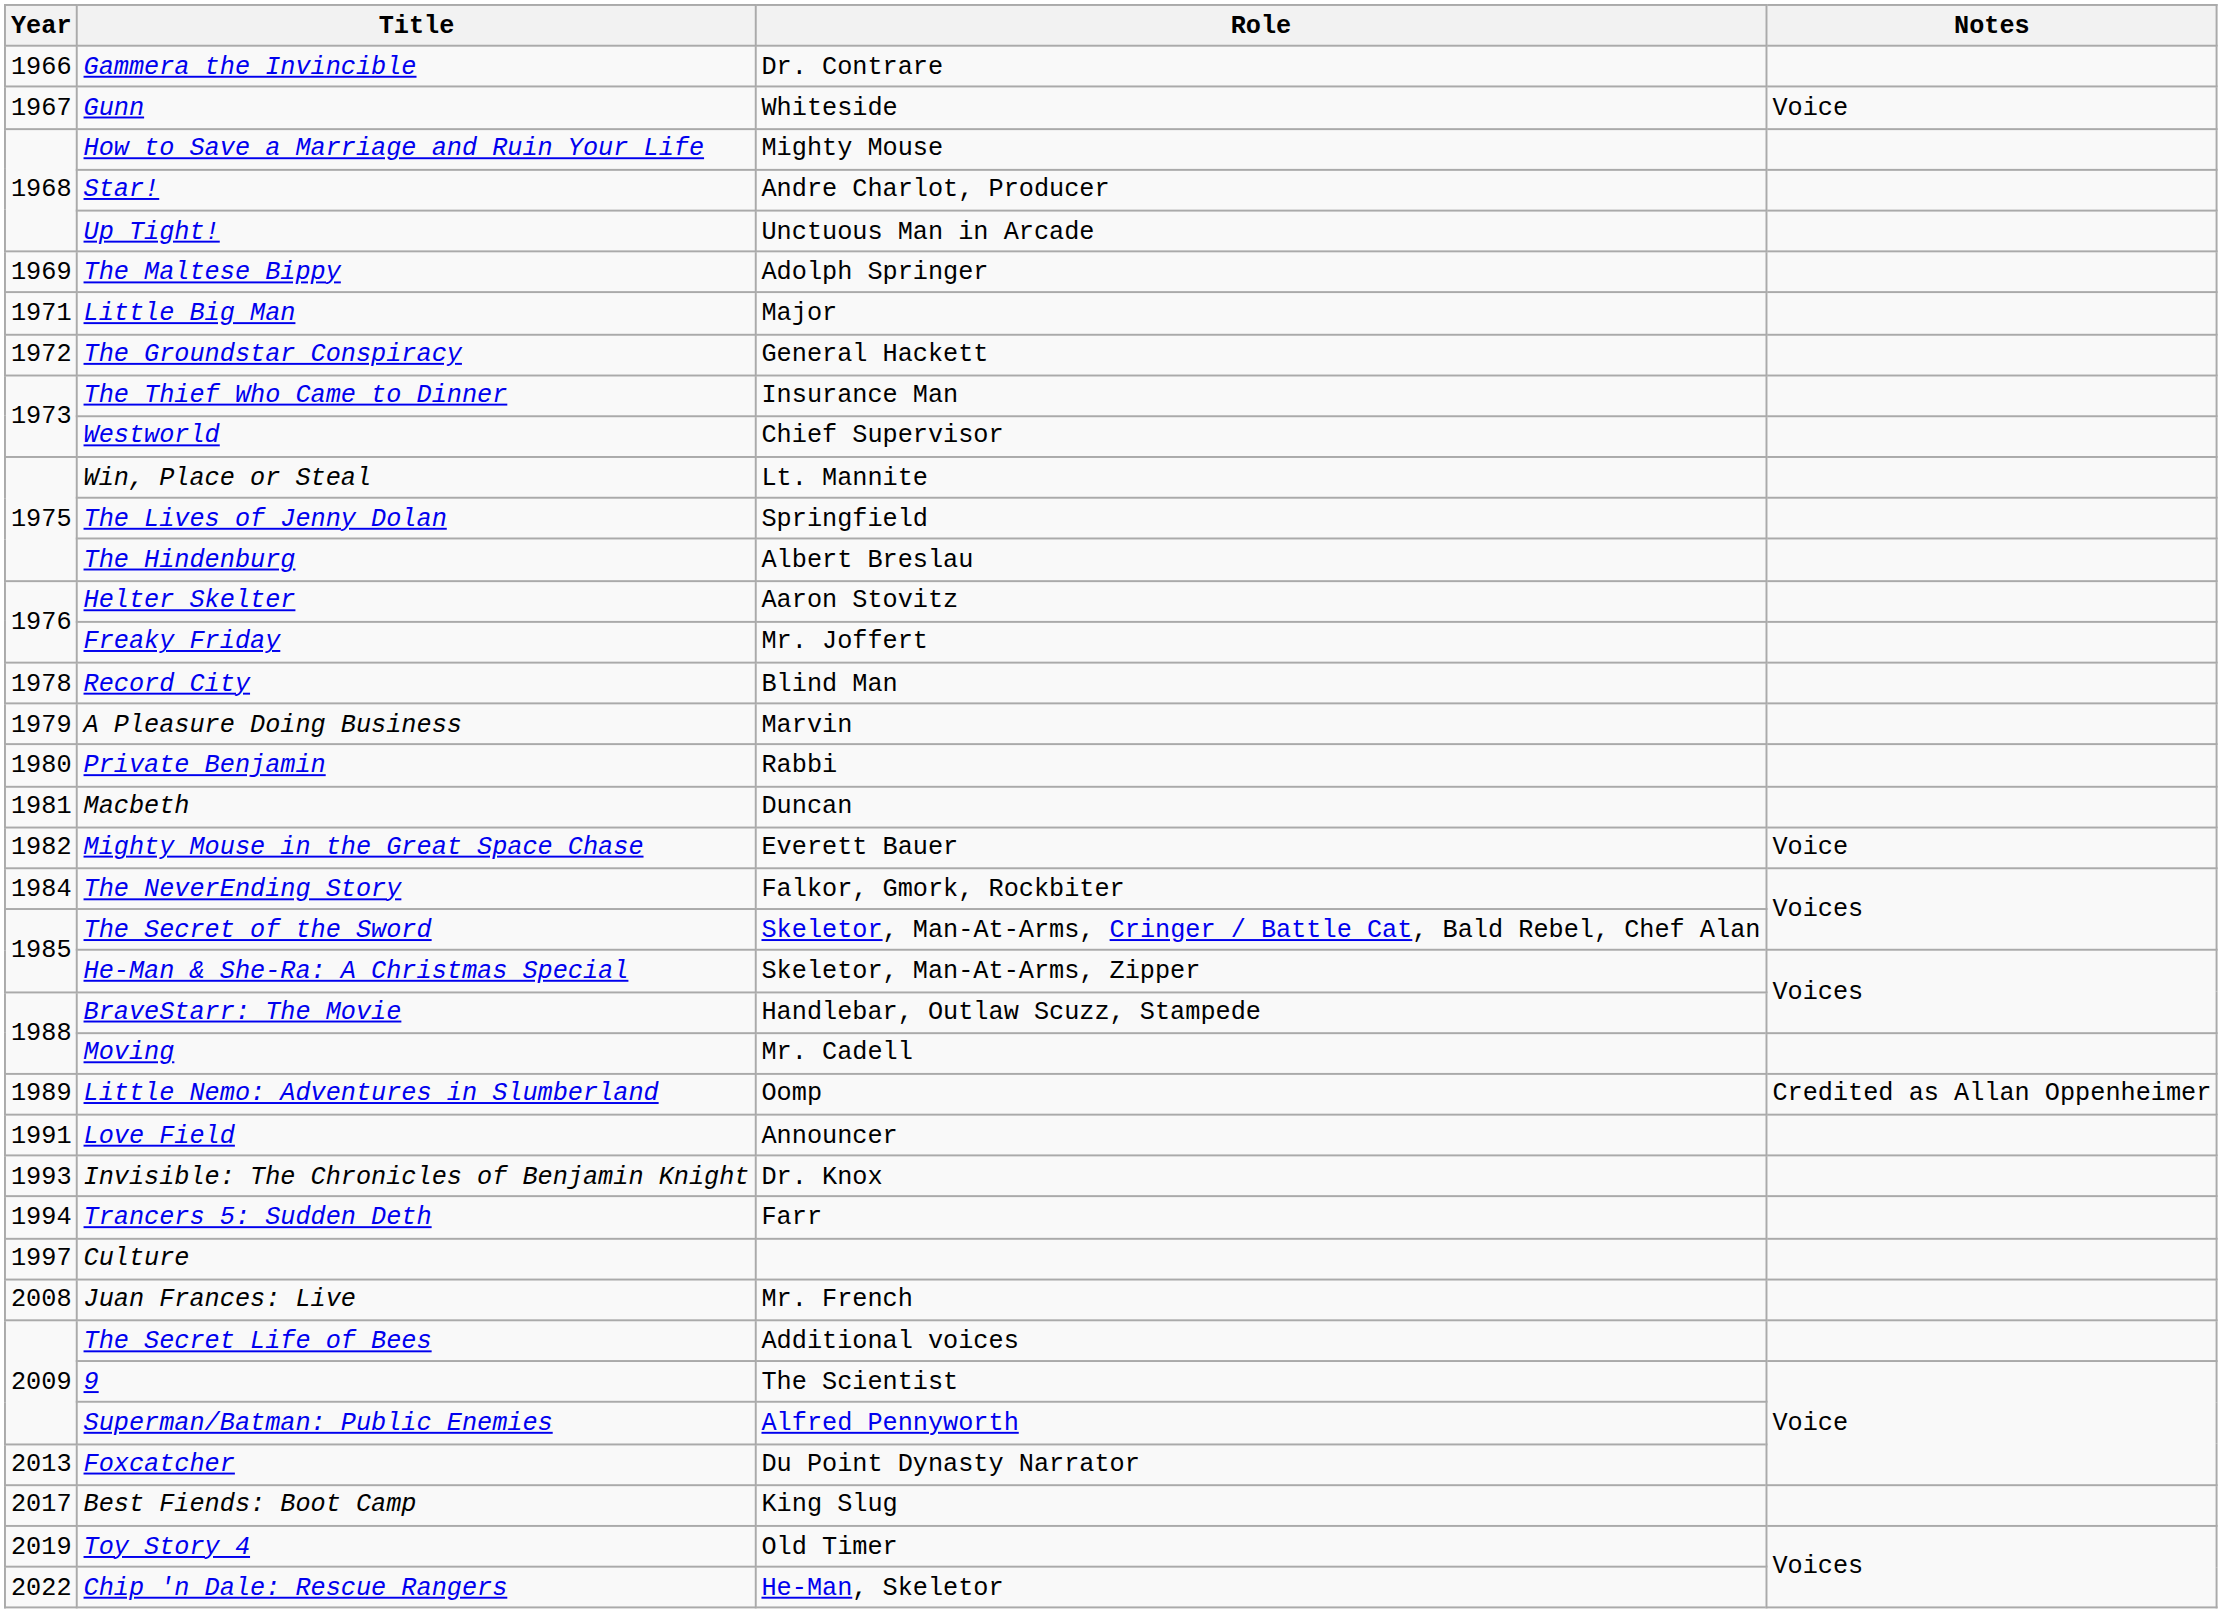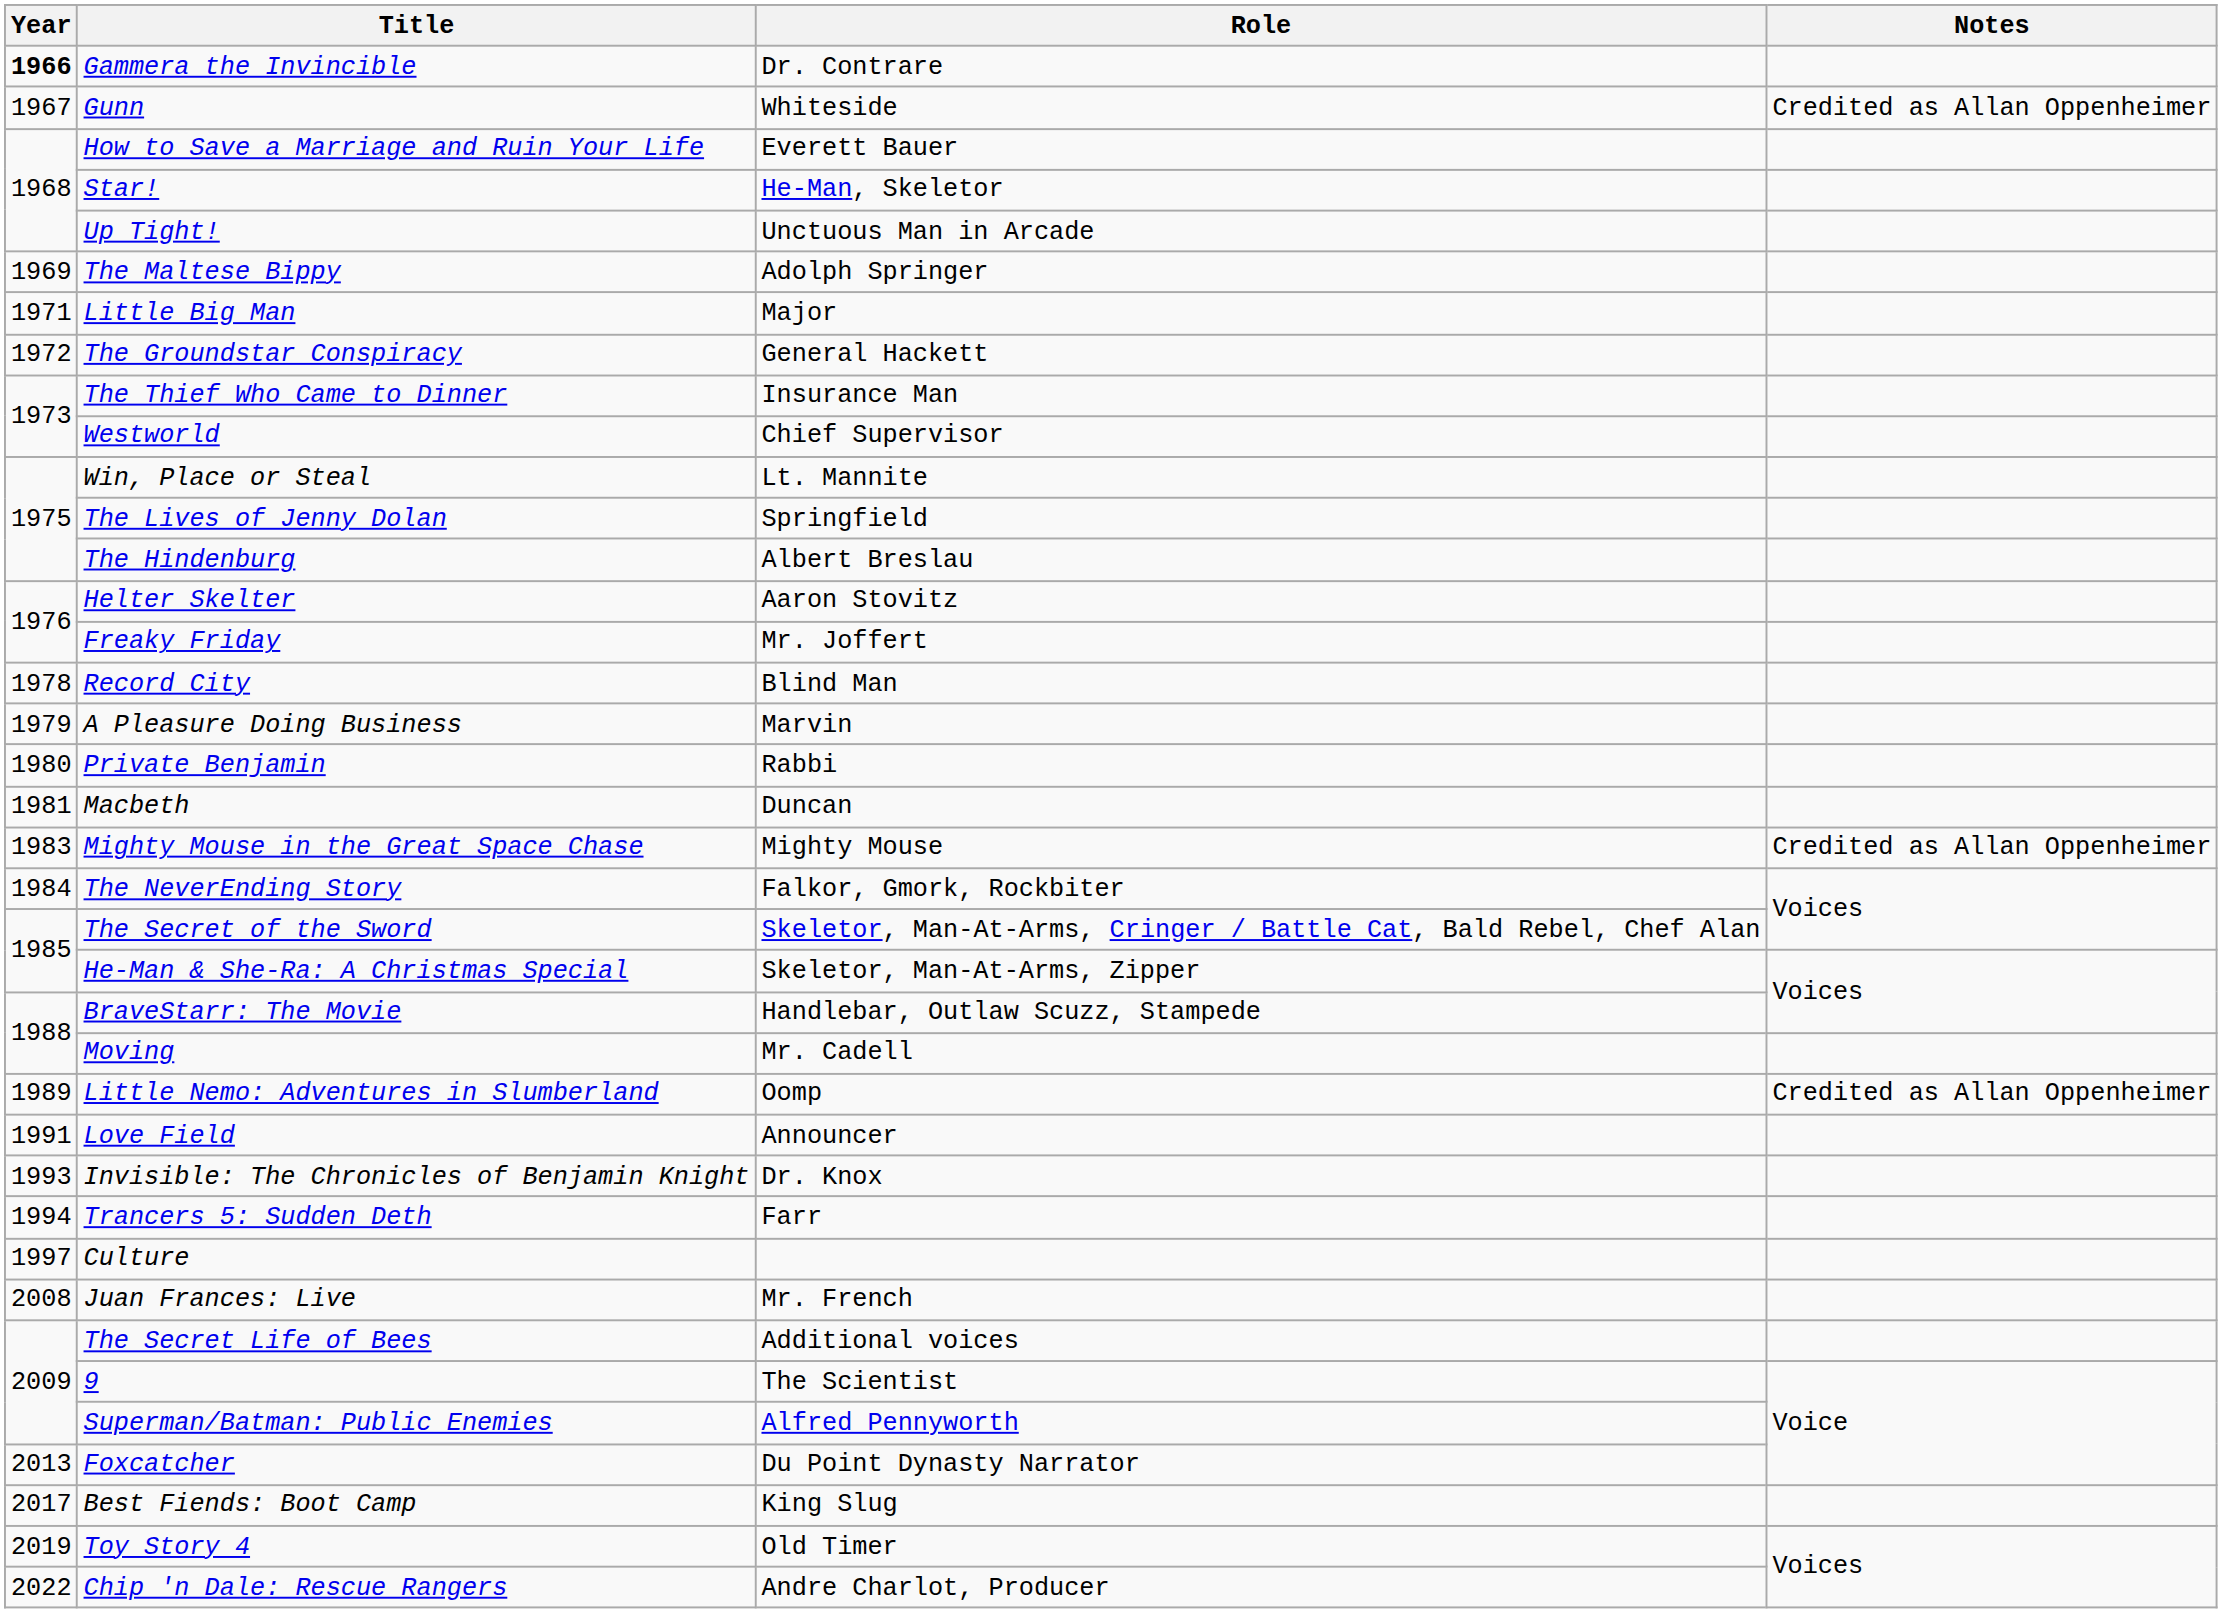(41, 67) normal -> (41, 67) bold
(1810, 108) Voice -> (1992, 108) Credited as Allan Oppenheimer
(852, 149) Mighty Mouse -> (860, 149) Everett Bauer
(936, 190) Andre Charlot, Producer -> (883, 190) He-Man, Skeletor
(41, 848) 1982 -> (41, 848) 1983
(860, 848) Everett Bauer -> (852, 848) Mighty Mouse
(1810, 848) Voice -> (1992, 848) Credited as Allan Oppenheimer
(883, 1587) He-Man, Skeletor -> (936, 1587) Andre Charlot, Producer
